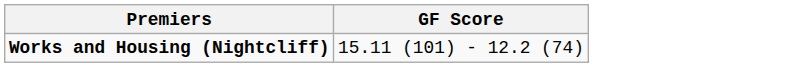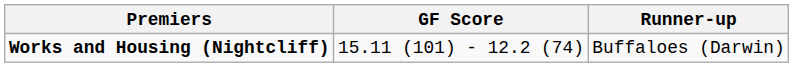+ column: (689, 19)
